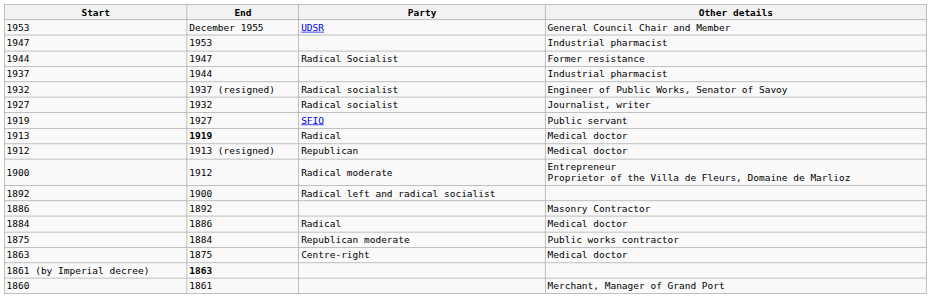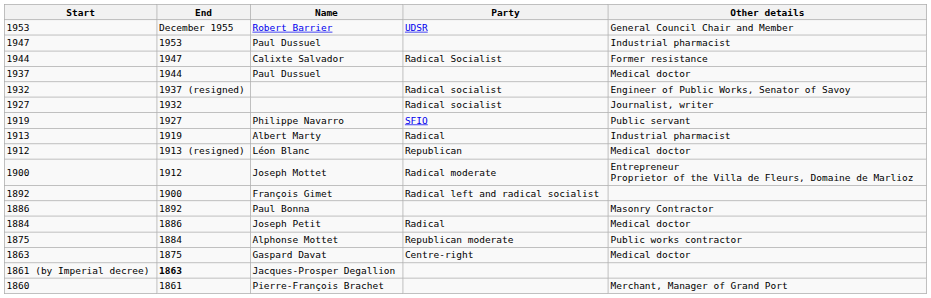+ column: (326, 12)
(608, 74) Industrial pharmacist -> (651, 74) Medical doctor
(201, 136) bold -> (171, 136) normal
(588, 136) Medical doctor -> (671, 136) Industrial pharmacist
